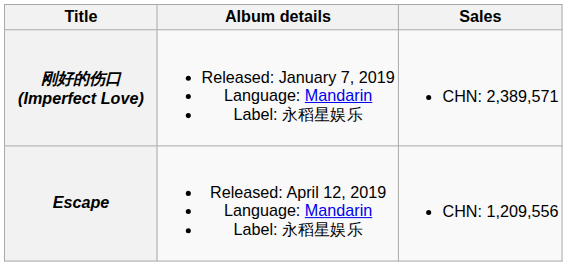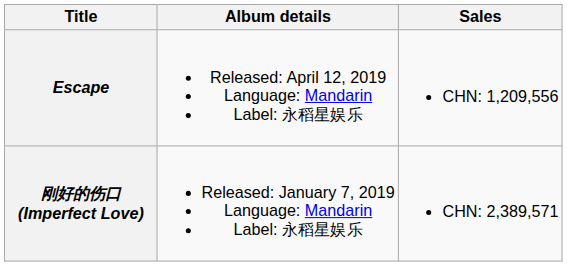rows swapped: (81, 88) <-> (81, 203)
